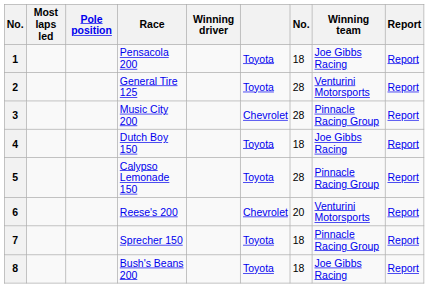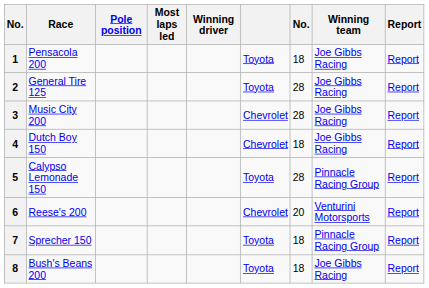columns swapped: (152, 25) <-> (46, 25)
(342, 87) Venturini Motorsports -> (338, 87) Joe Gibbs Racing
(347, 115) Pinnacle Racing Group -> (338, 115) Joe Gibbs Racing
(258, 144) Toyota -> (265, 144) Chevrolet
